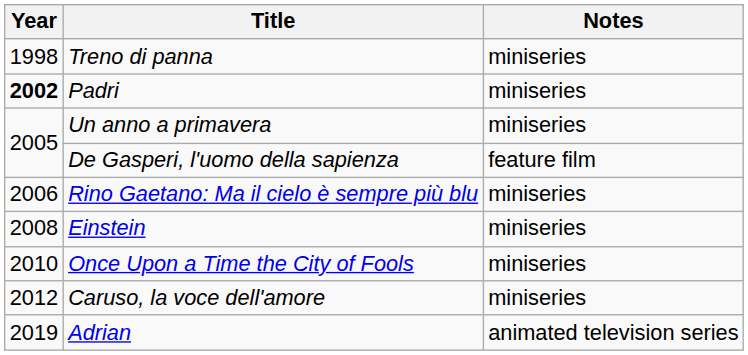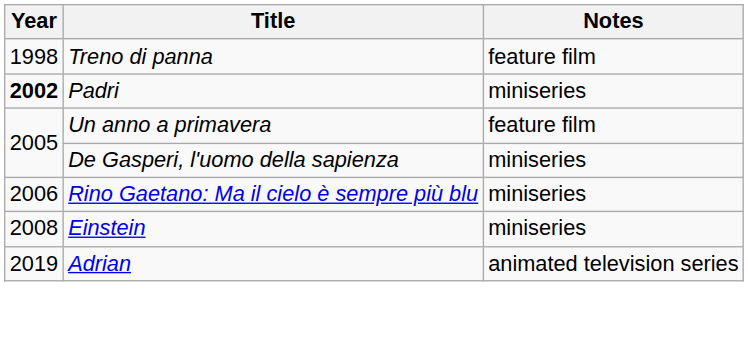(537, 56) miniseries -> (542, 56) feature film
(537, 125) miniseries -> (542, 125) feature film
(542, 159) feature film -> (537, 159) miniseries
- row: (241, 263)
- row: (197, 297)
